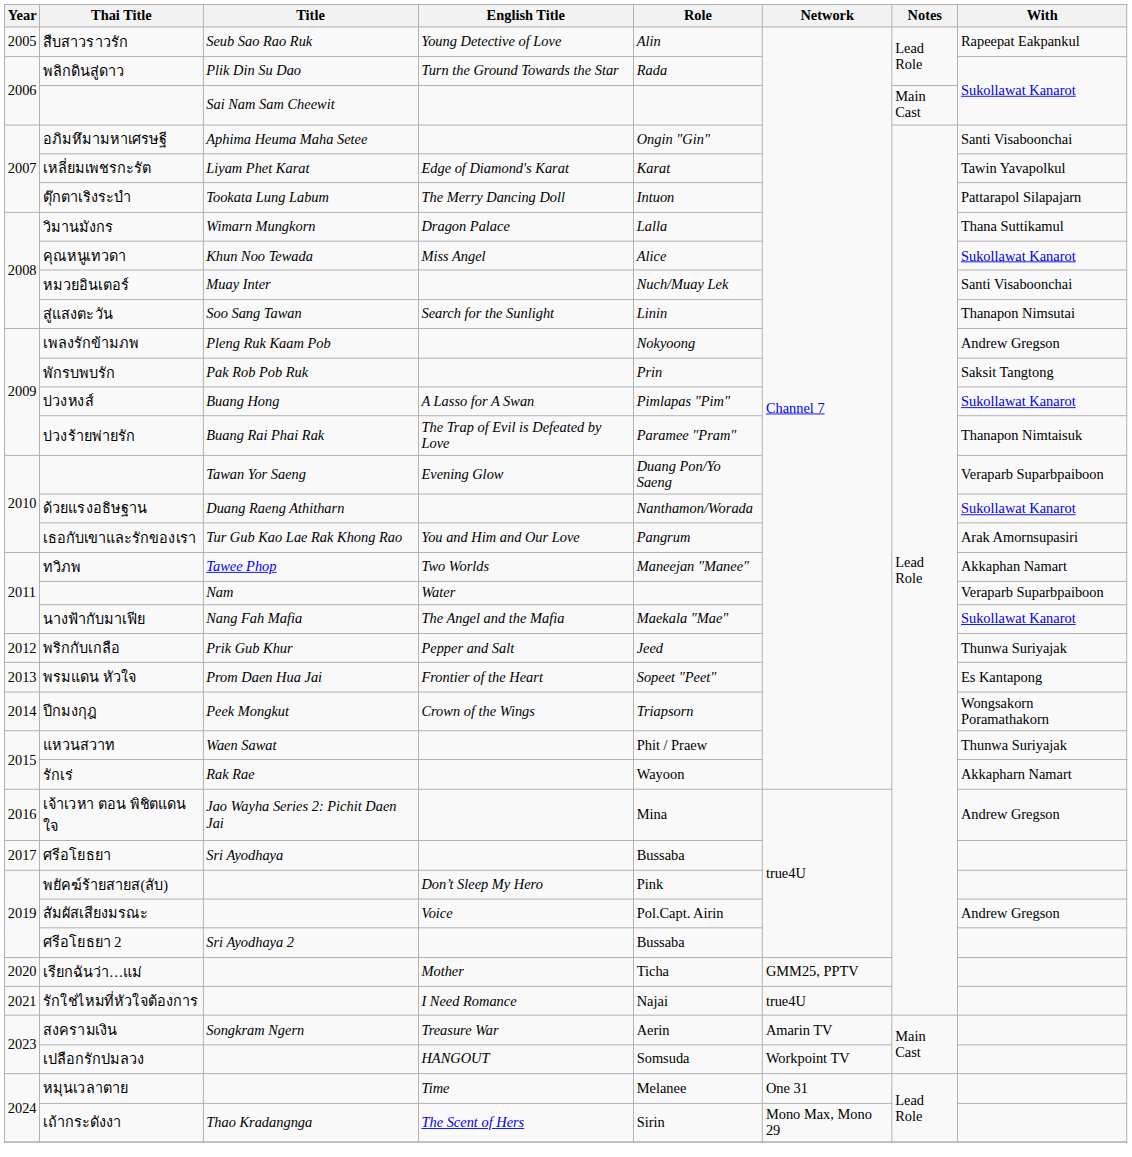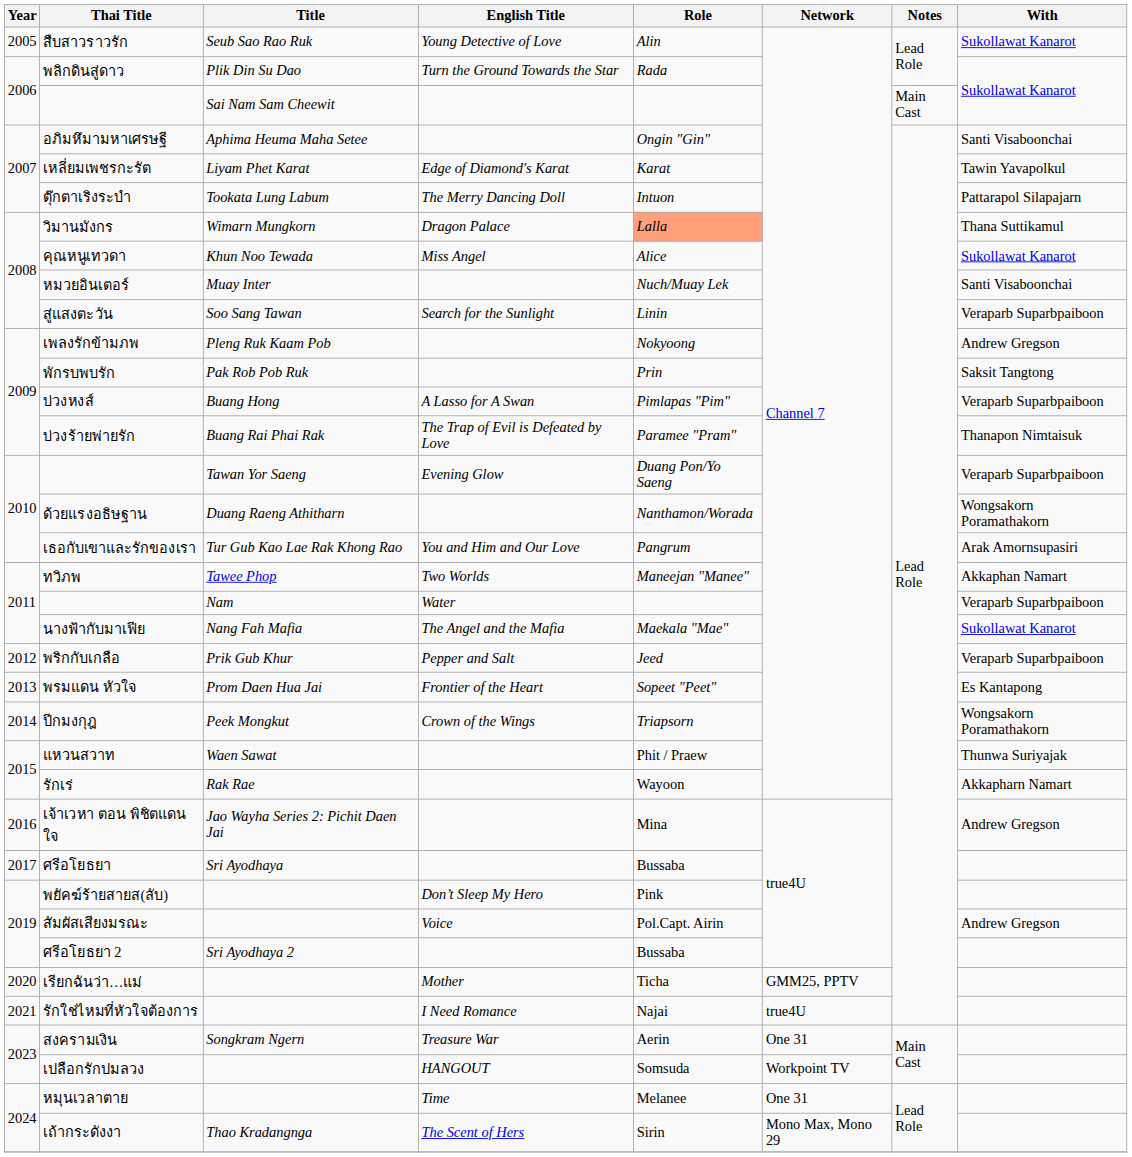(1020, 41) Rapeepat Eakpankul -> (1018, 41) Sukollawat Kanarot
(652, 226) no background -> (652, 226) lightsalmon background
(1018, 314) Thanapon Nimsutai -> (1032, 314) Veraparb Suparbpaiboon
(1018, 401) Sukollawat Kanarot -> (1032, 401) Veraparb Suparbpaiboon
(1018, 508) Sukollawat Kanarot -> (1005, 513) Wongsakorn Poramathakorn
(1014, 648) Thunwa Suriyajak -> (1032, 657) Veraparb Suparbpaiboon
(799, 1030) Amarin TV -> (787, 1040) One 31
